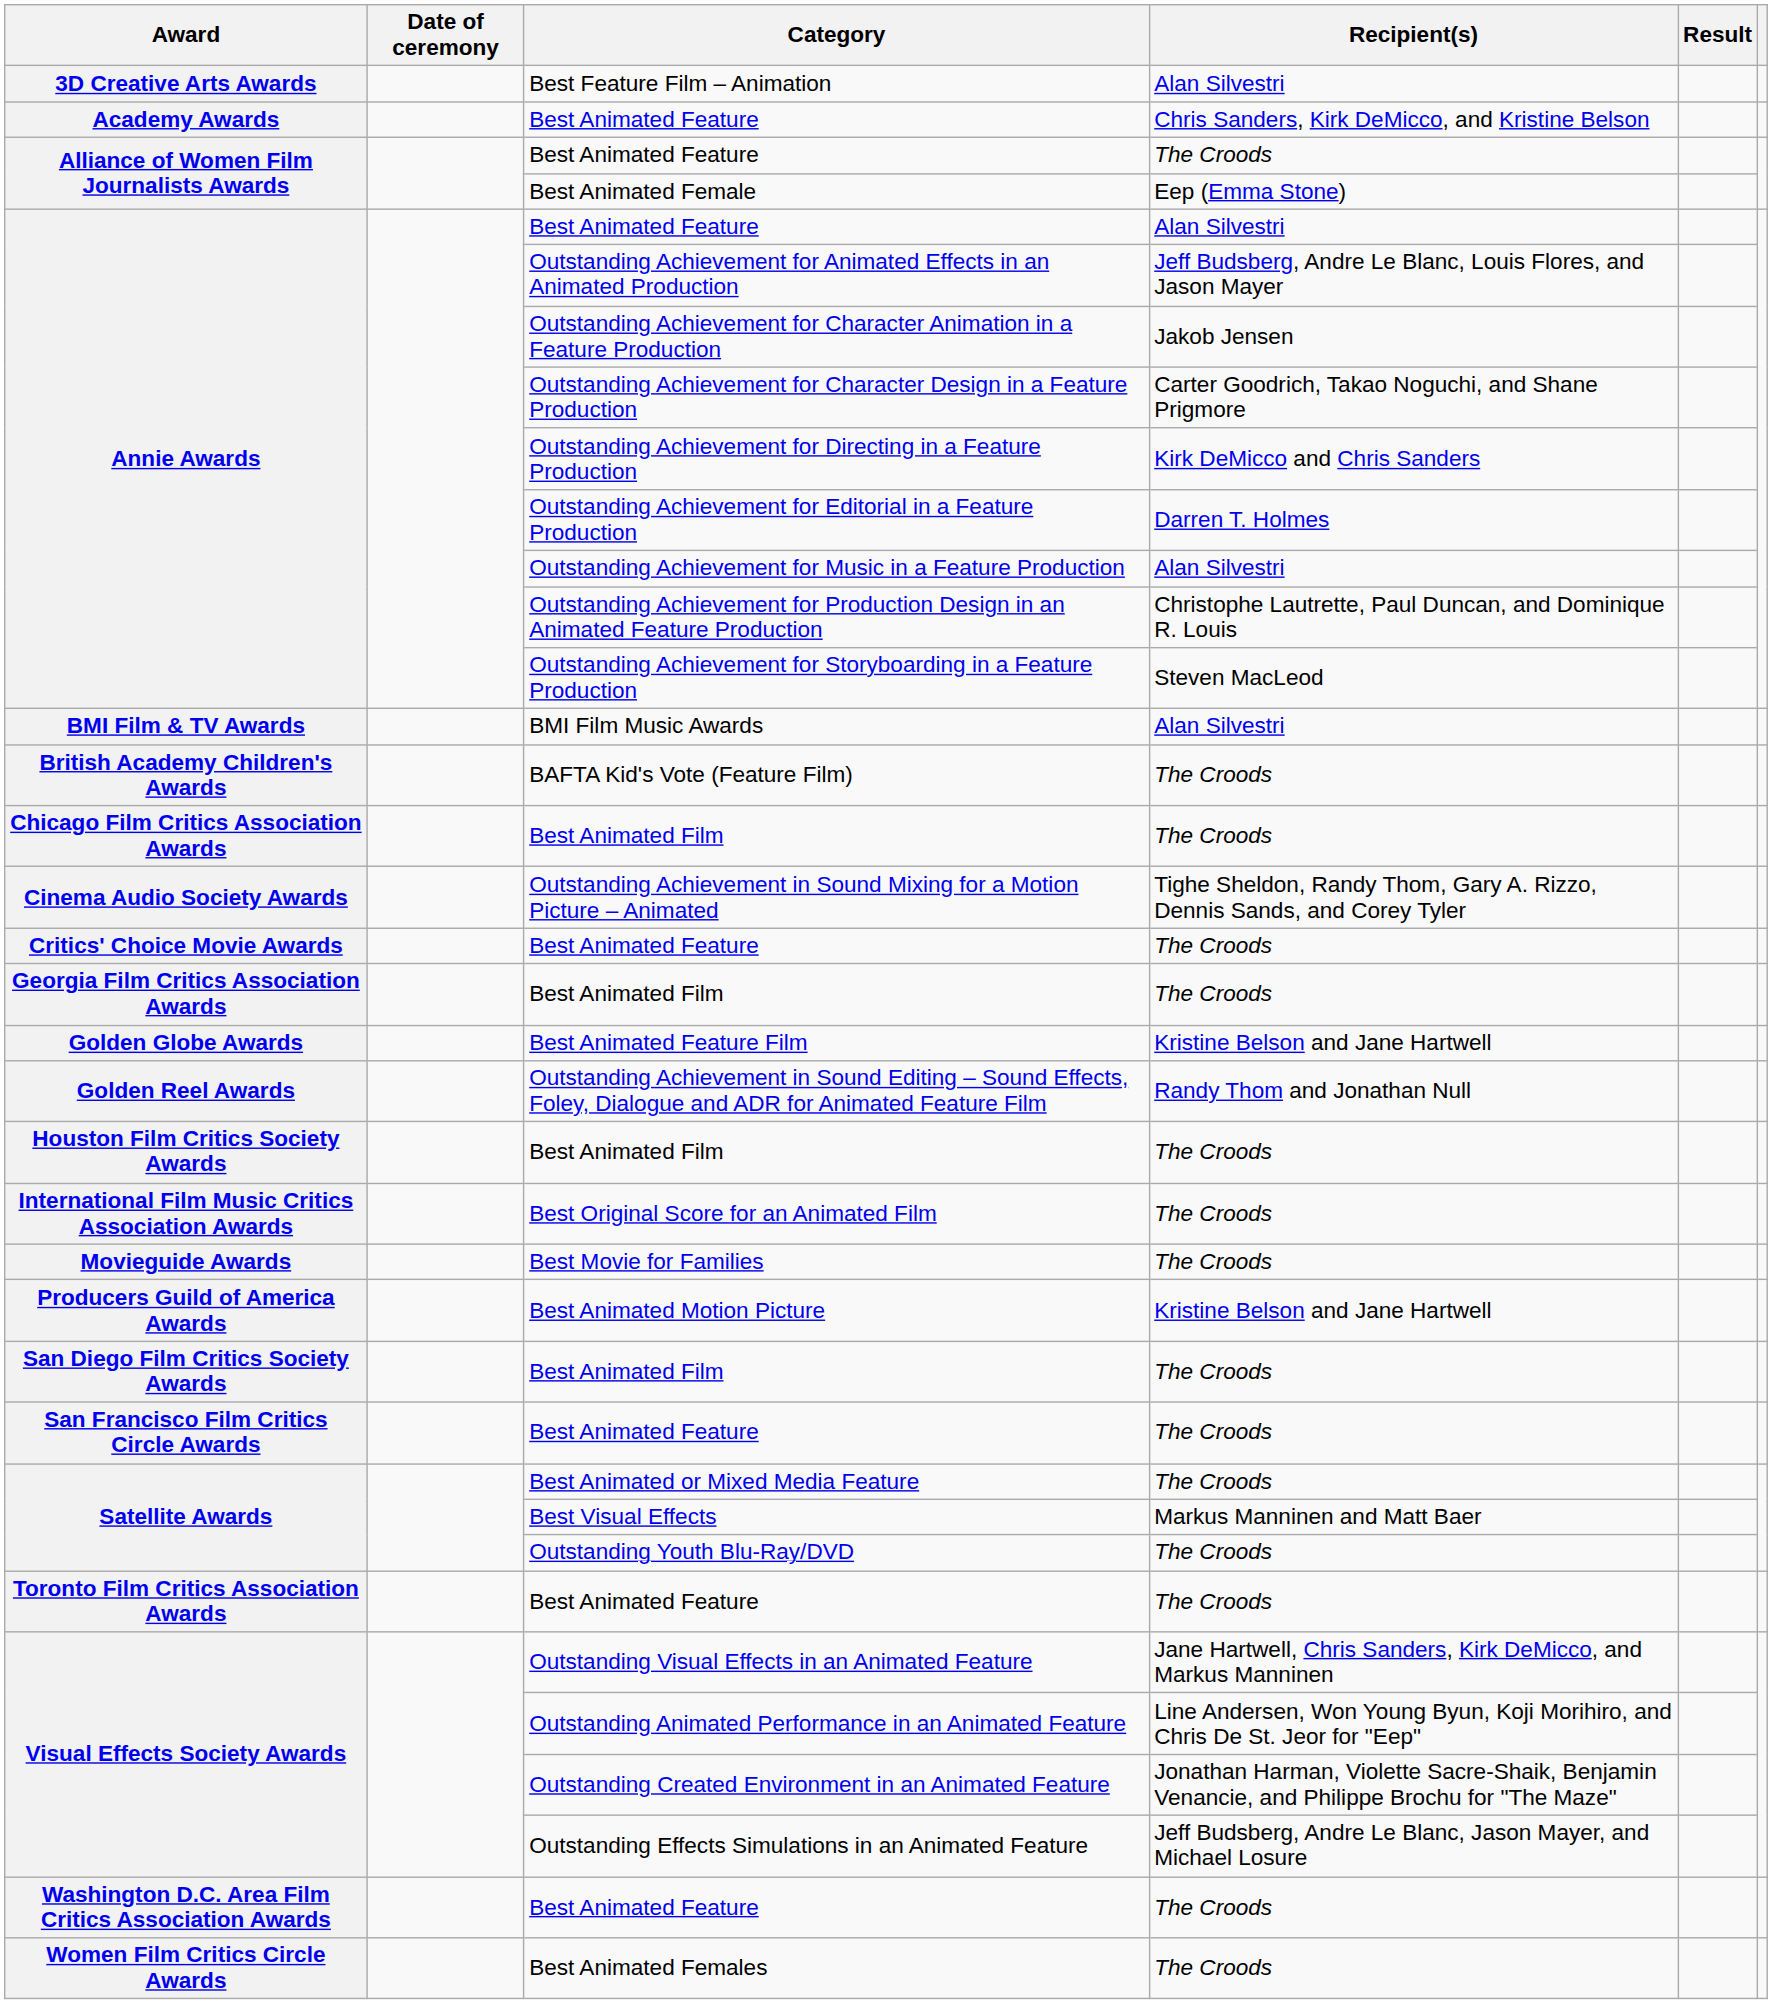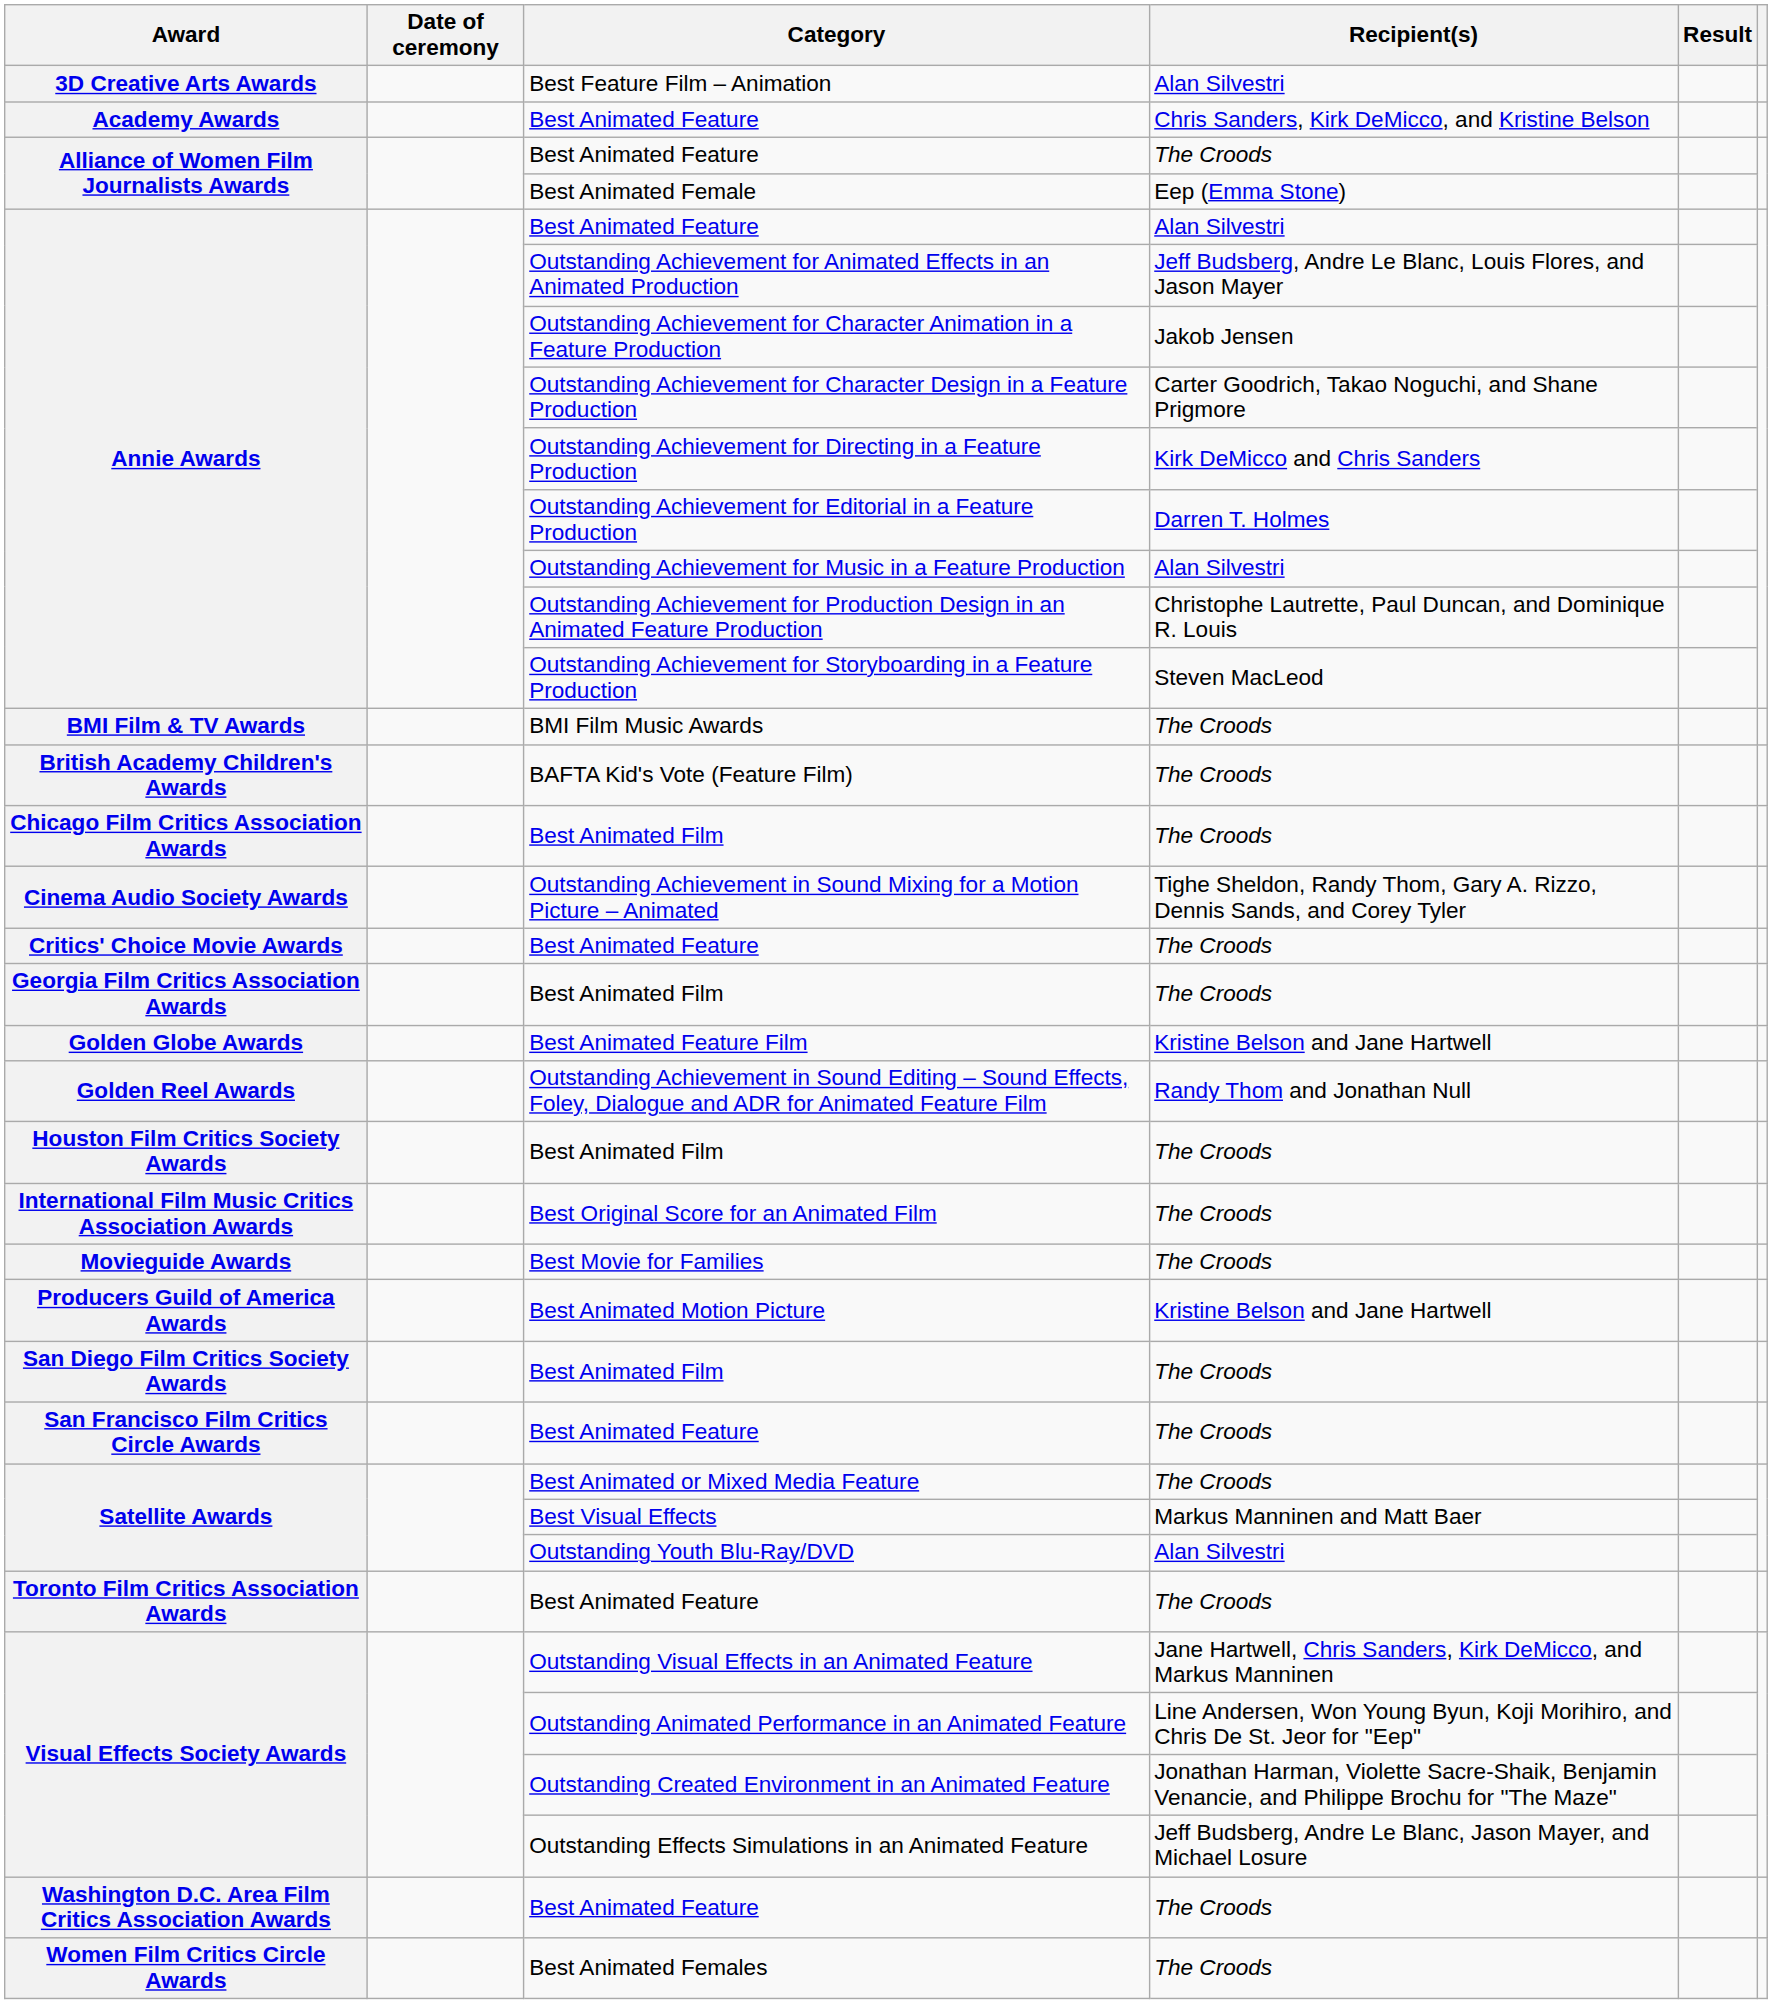(1219, 726) Alan Silvestri -> (1213, 726) The Croods
(1213, 1552) The Croods -> (1219, 1552) Alan Silvestri
